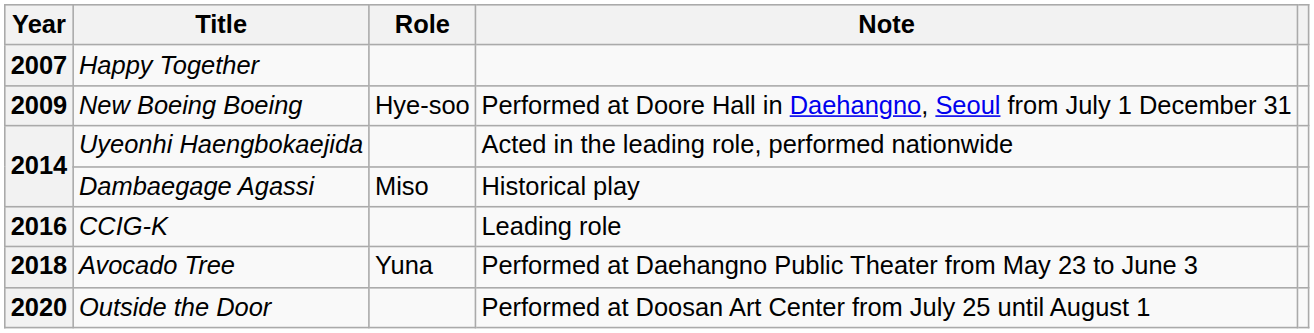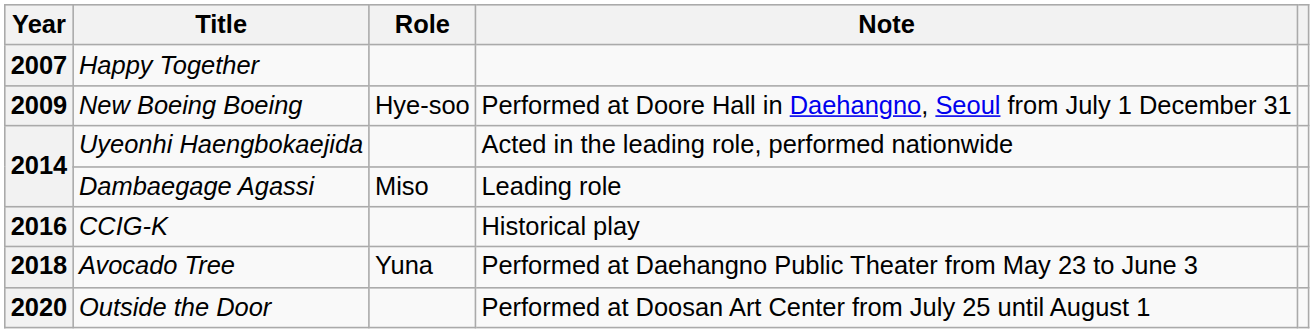(561, 186) Historical play -> (551, 186) Leading role
(551, 226) Leading role -> (561, 226) Historical play
